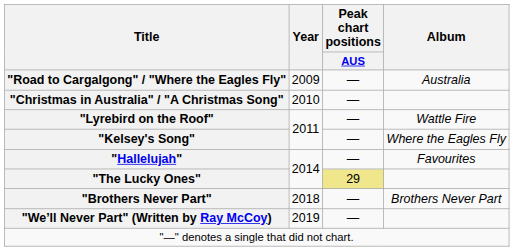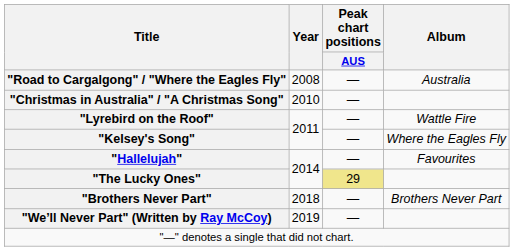(306, 80) 2009 -> (306, 80) 2008
